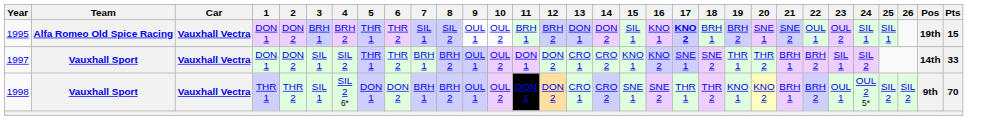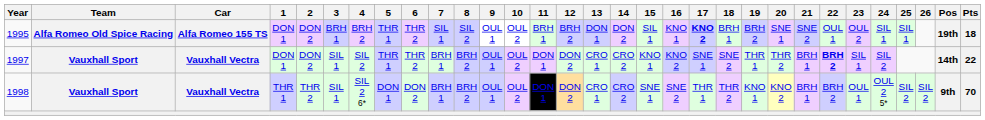(214, 33) Vauxhall Vectra -> (223, 33) Alfa Romeo 155 TS
(953, 33) 15 -> (971, 33) 18
(816, 60) normal -> (833, 60) bold
(953, 60) 33 -> (971, 60) 22
